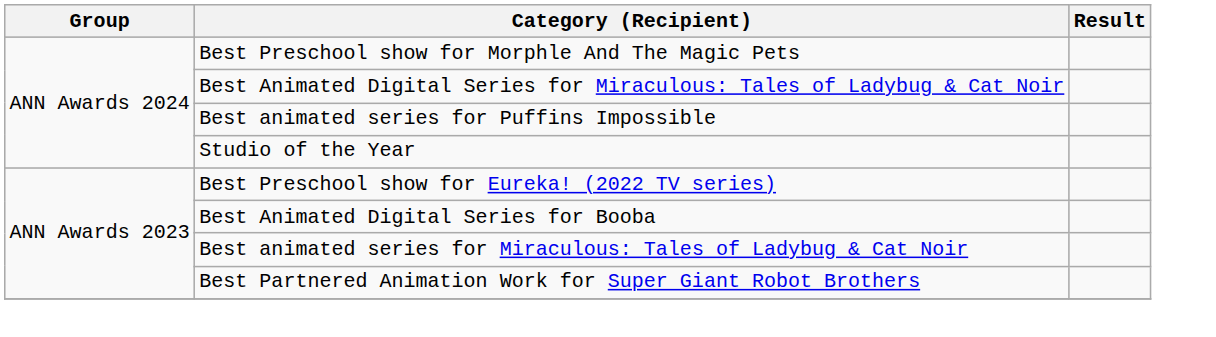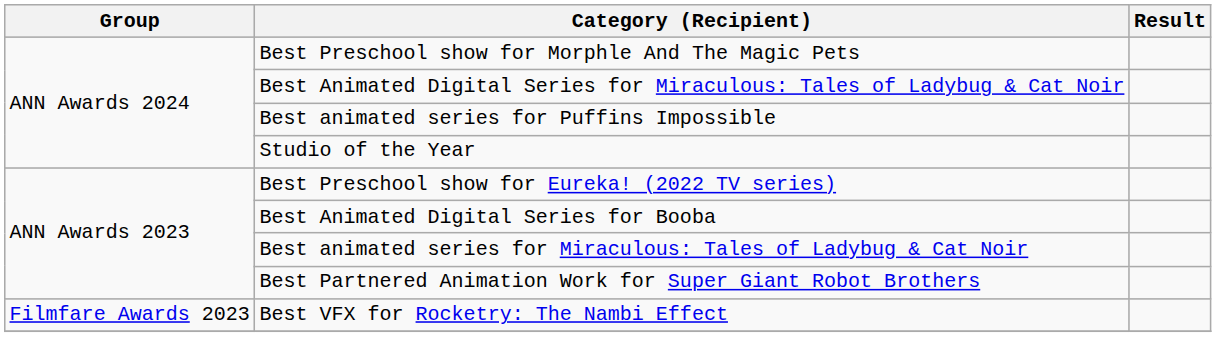+ row: (494, 315)
